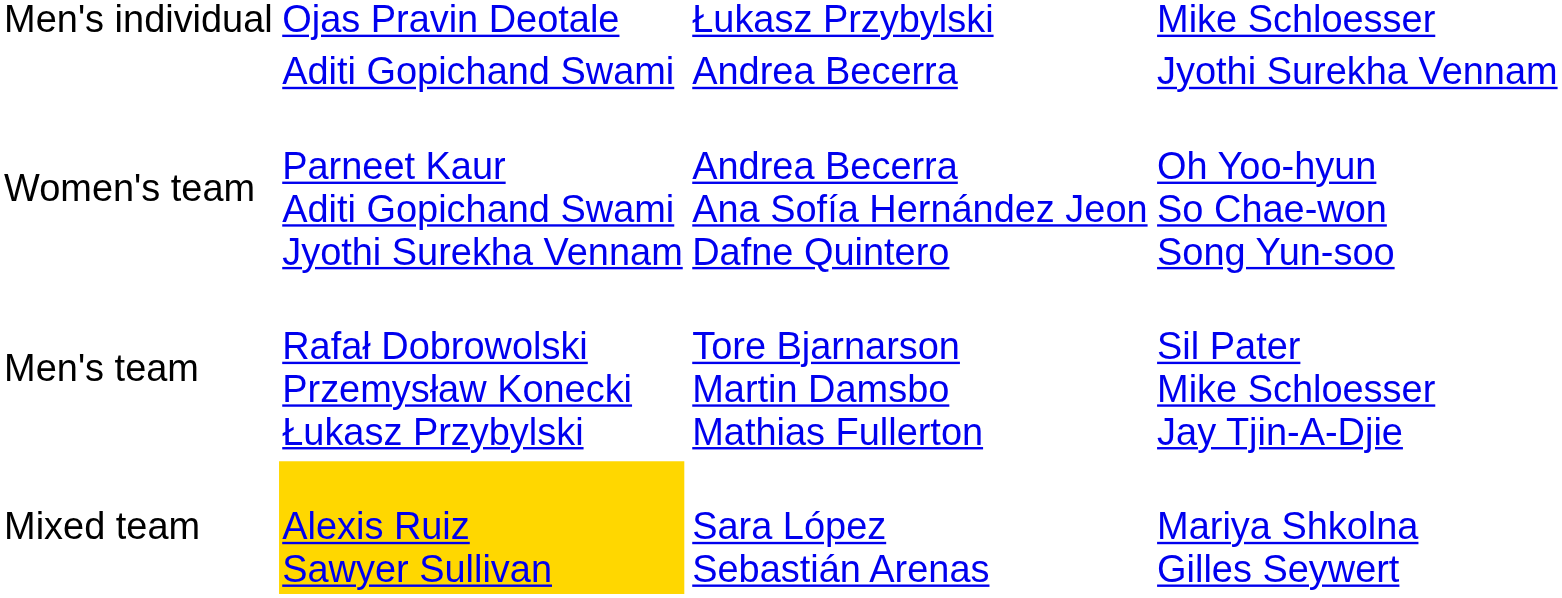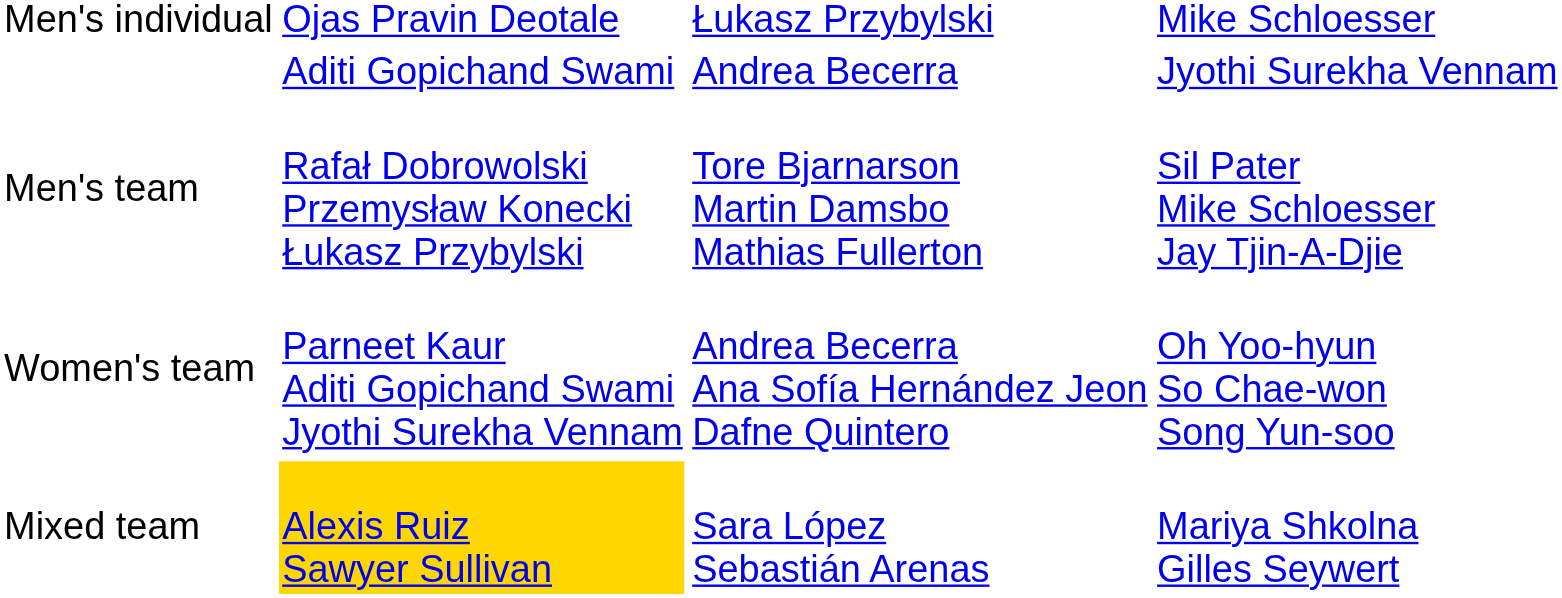rows swapped: (102, 368) <-> (130, 188)
